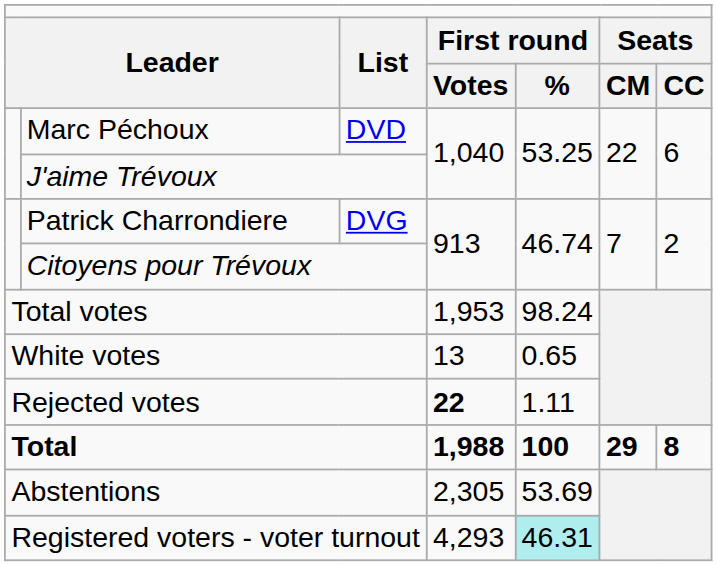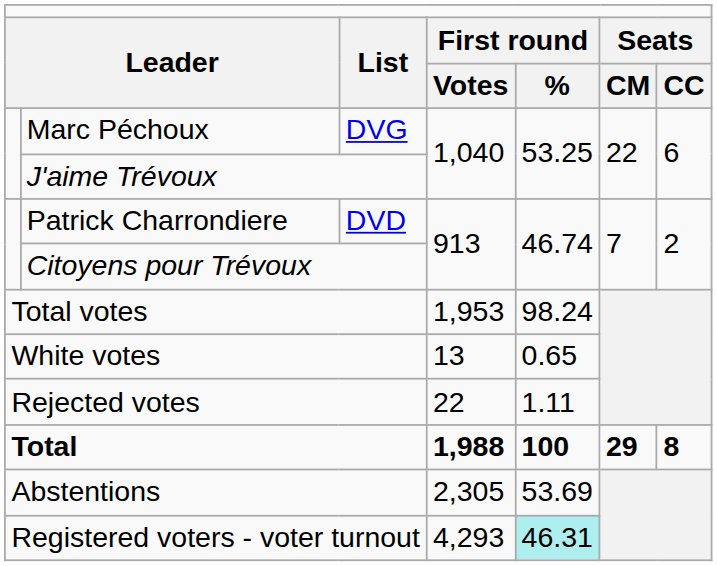(376, 130) DVD -> (377, 130) DVG
(377, 220) DVG -> (376, 220) DVD
(449, 401) bold -> (449, 401) normal
